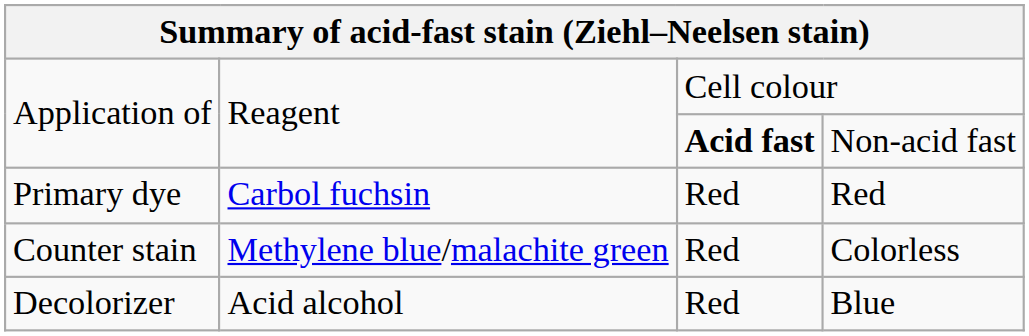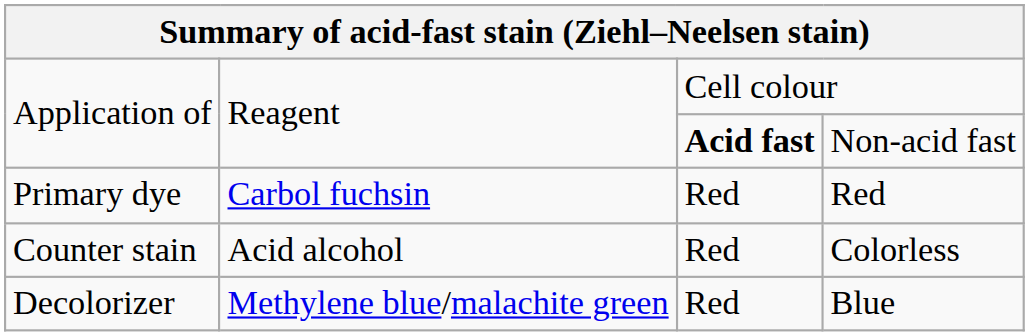(448, 248) Methylene blue/malachite green -> (315, 248) Acid alcohol
(315, 303) Acid alcohol -> (448, 303) Methylene blue/malachite green
